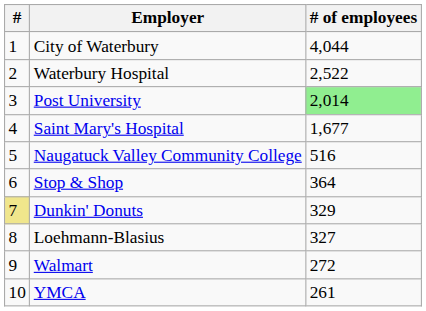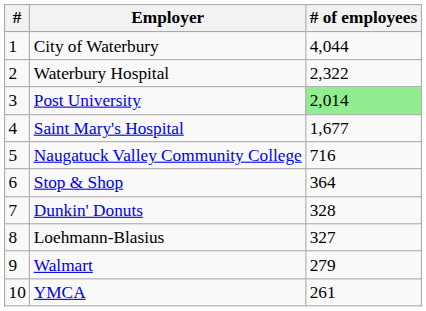(329, 73) 2,522 -> (329, 73) 2,322
(323, 155) 516 -> (323, 155) 716
(13, 210) khaki background -> (13, 210) no background
(323, 210) 329 -> (323, 210) 328
(323, 264) 272 -> (323, 264) 279
